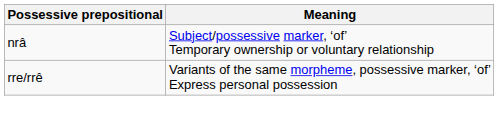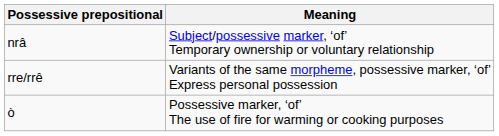+ row: (11, 112)
